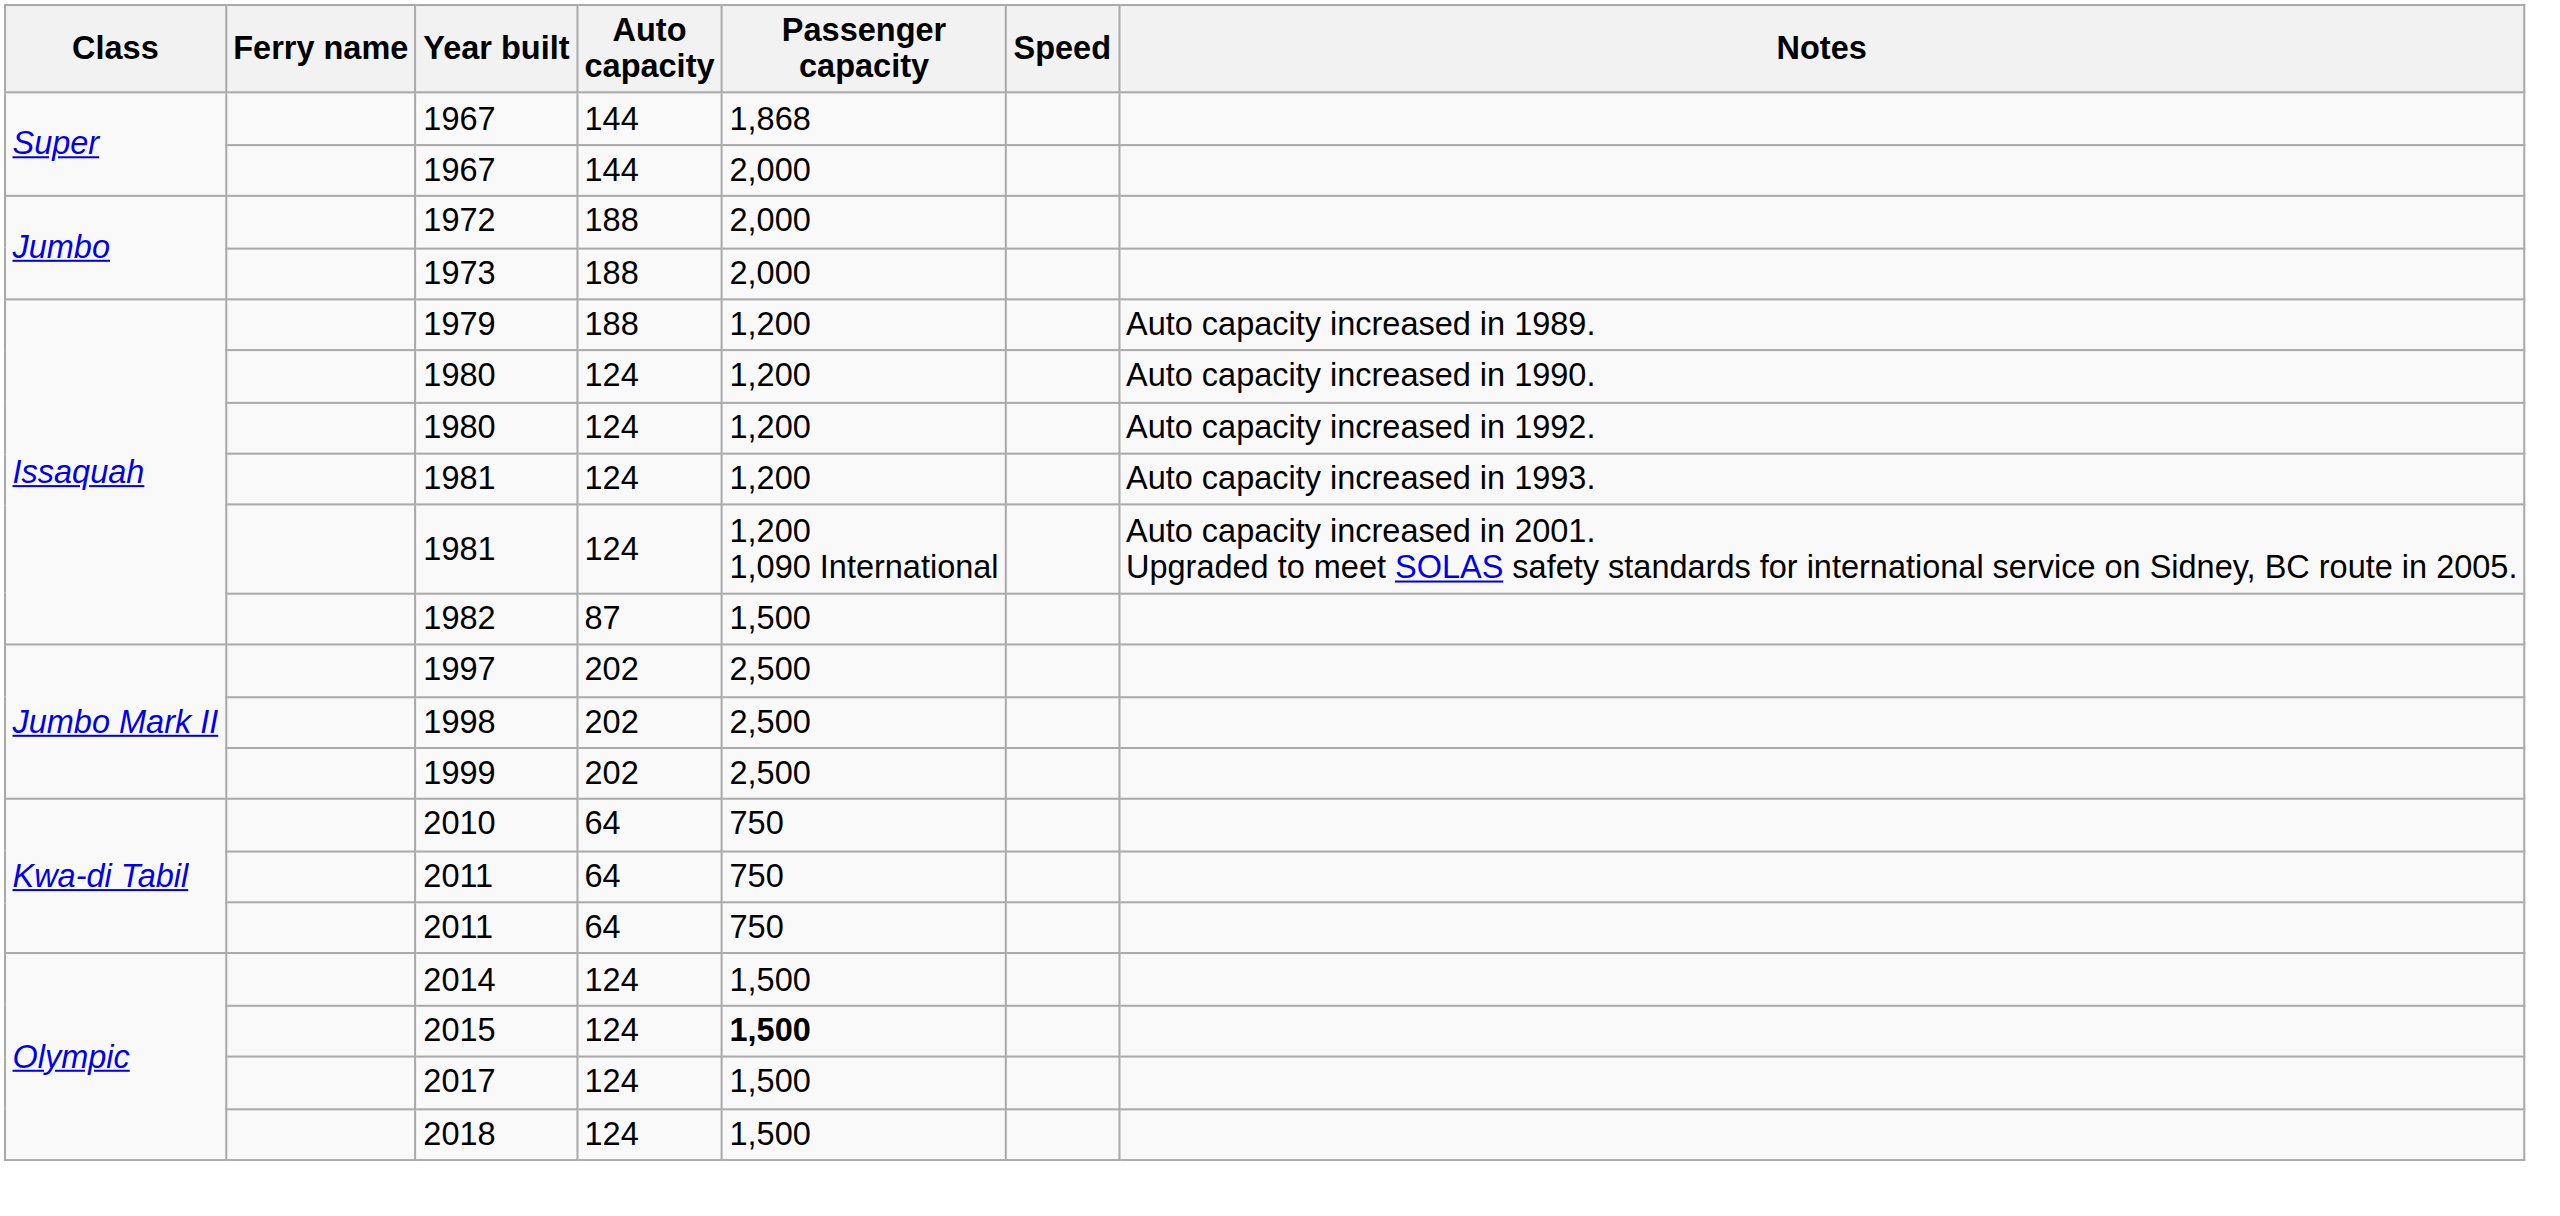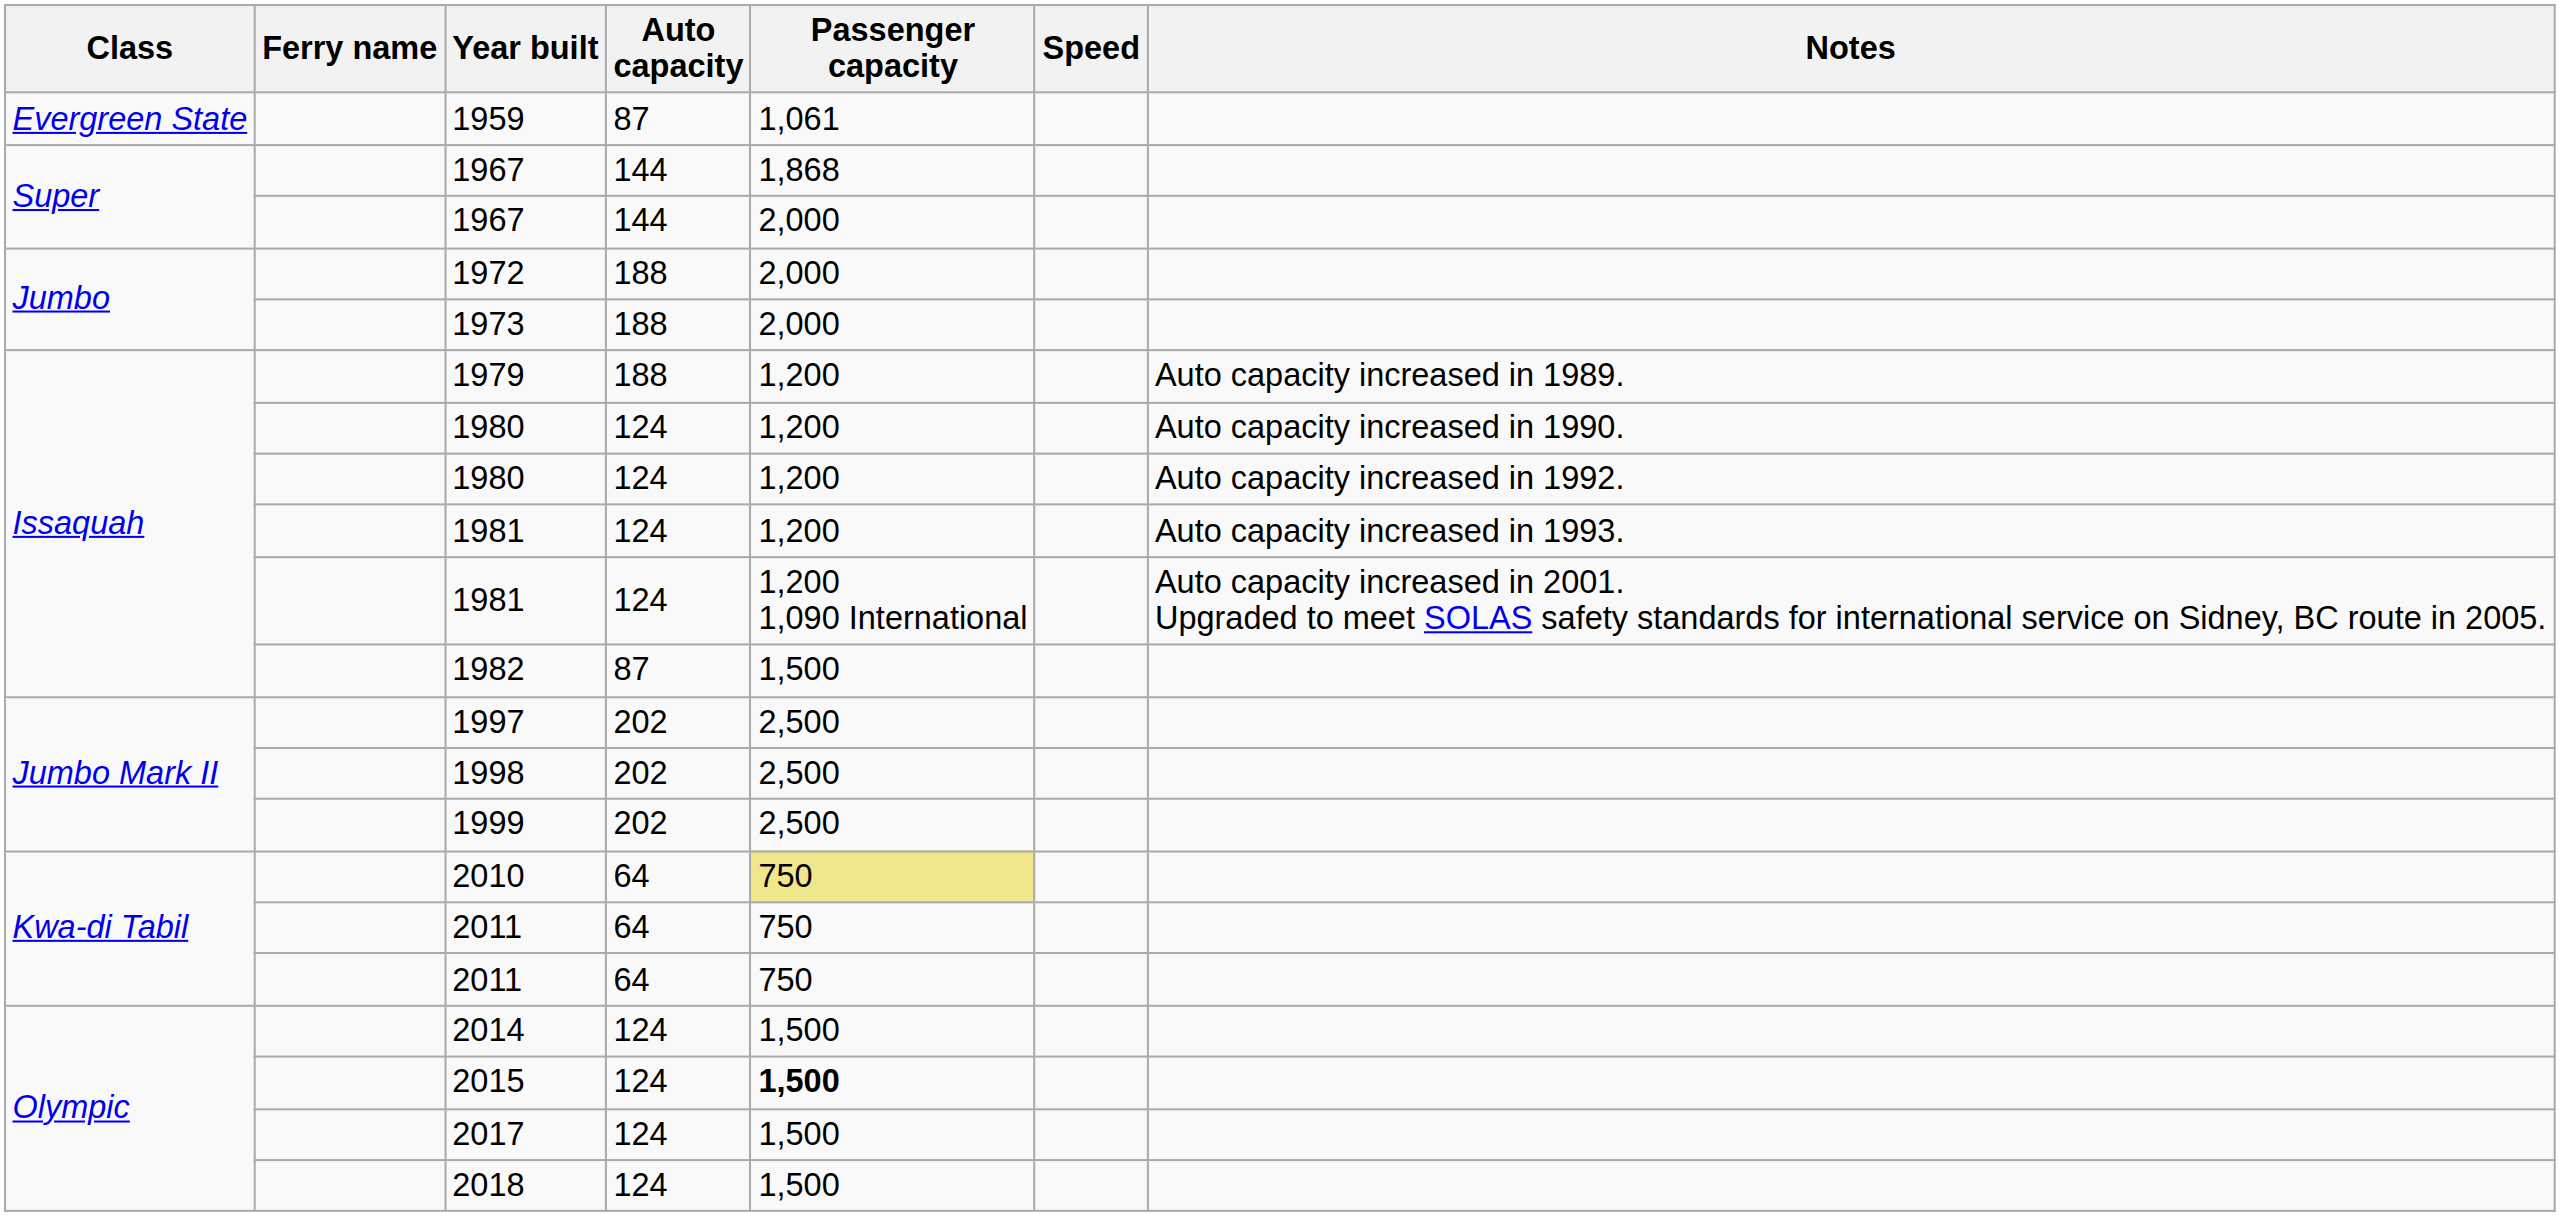+ row: (130, 118)
(757, 824) no background -> (786, 876) khaki background
